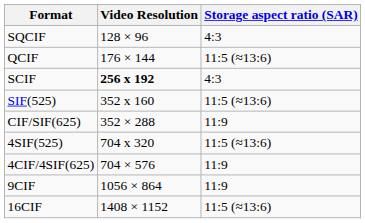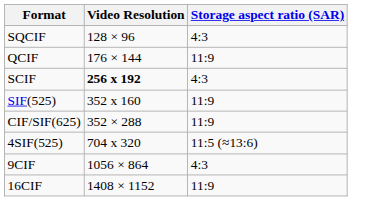(238, 57) 11:5 (≈13:6) -> (202, 57) 11:9
(238, 100) 11:5 (≈13:6) -> (202, 100) 11:9
- row: (51, 164)
(216, 185) 11:9 -> (199, 164) 4:3
(238, 206) 11:5 (≈13:6) -> (202, 185) 11:9
